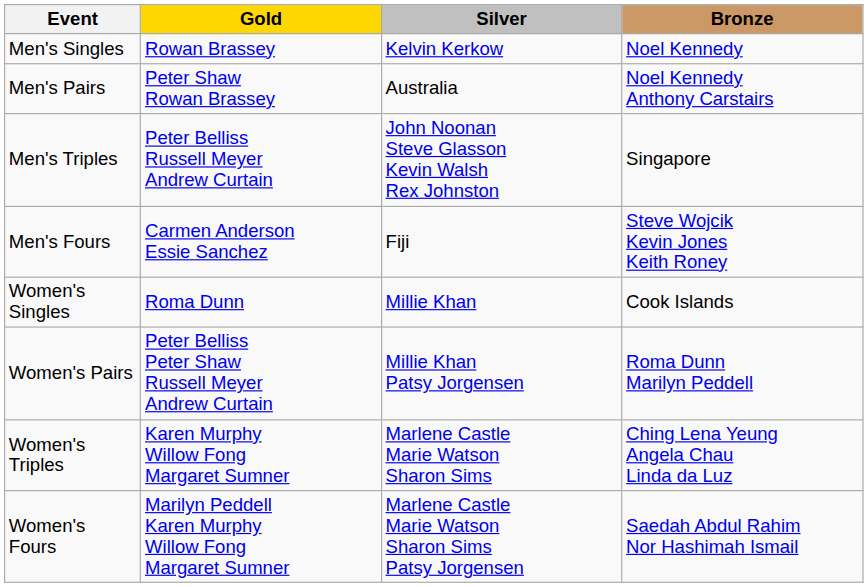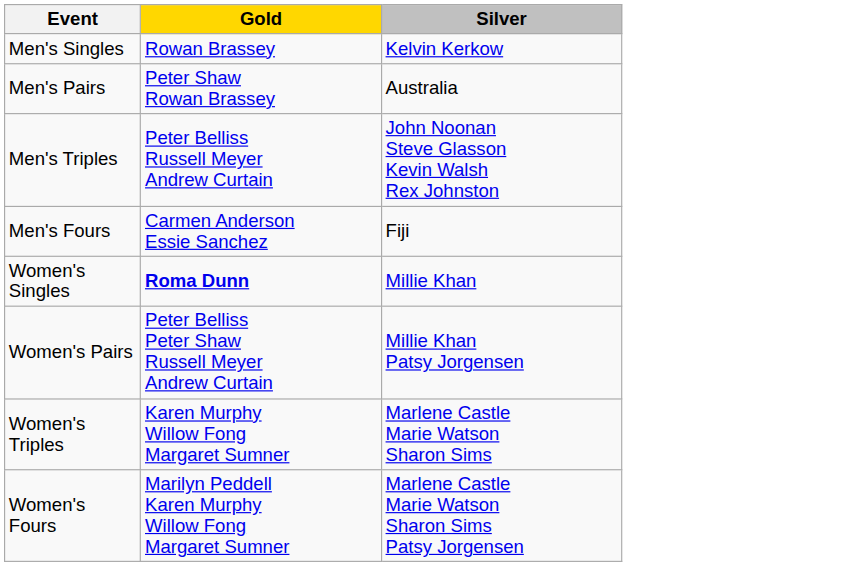- column: (742, 19)
(195, 302) normal -> (197, 281) bold
